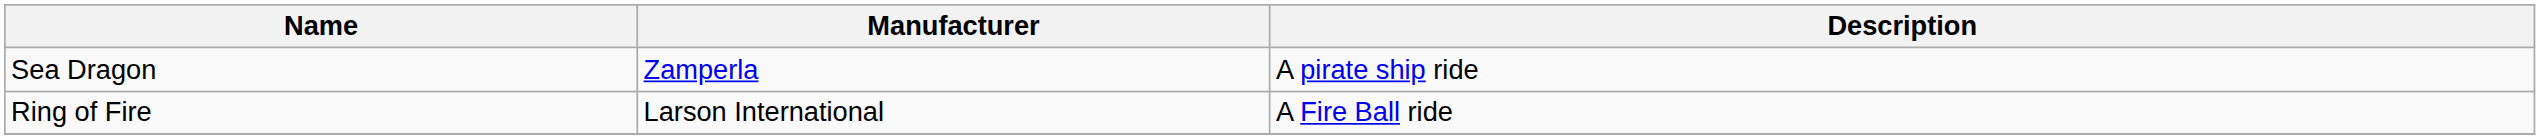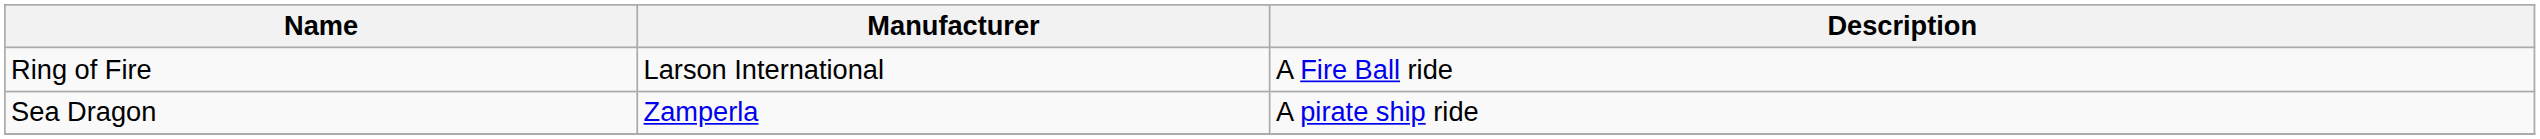rows swapped: (84, 69) <-> (81, 112)
